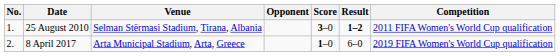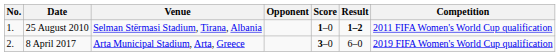(325, 28) 3–0 -> (325, 28) 1–0
(325, 43) 1–0 -> (325, 43) 3–0
